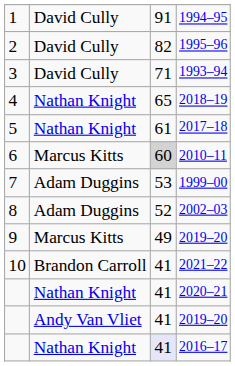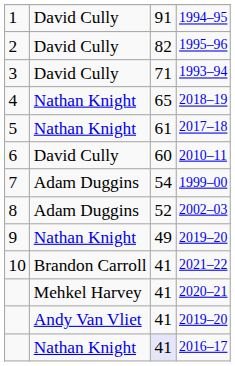(79, 155) Marcus Kitts -> (76, 155) David Cully
(163, 155) lightgrey background -> (163, 155) no background
(163, 182) 53 -> (163, 182) 54
(79, 237) Marcus Kitts -> (85, 237) Nathan Knight
(85, 292) Nathan Knight -> (88, 292) Mehkel Harvey
